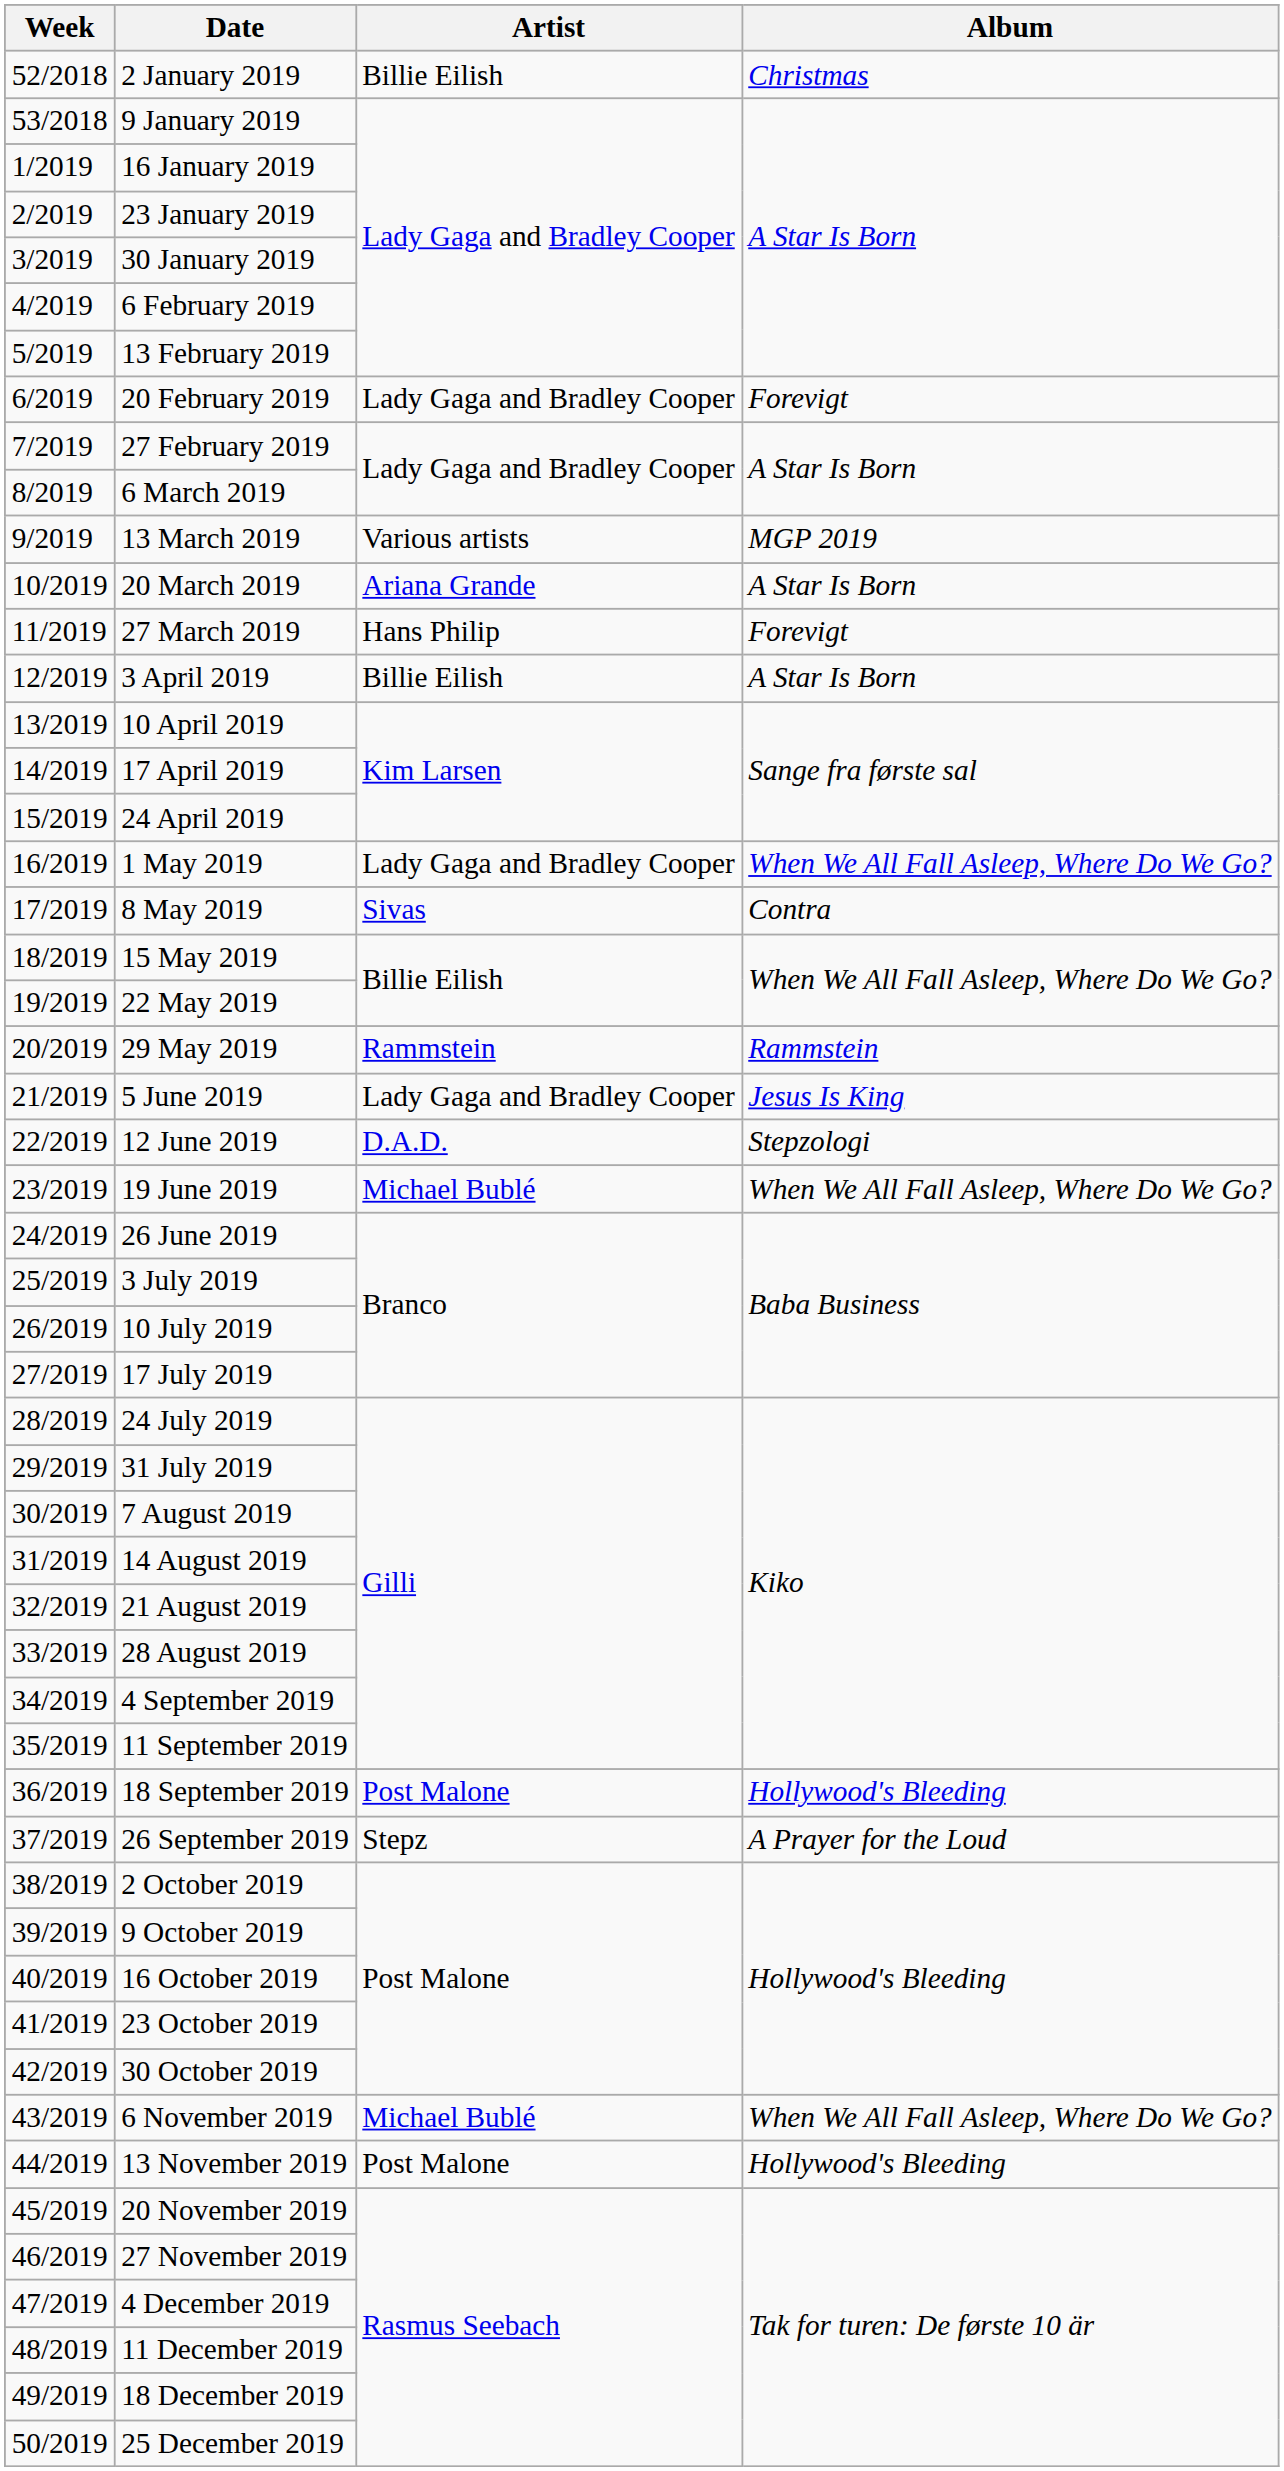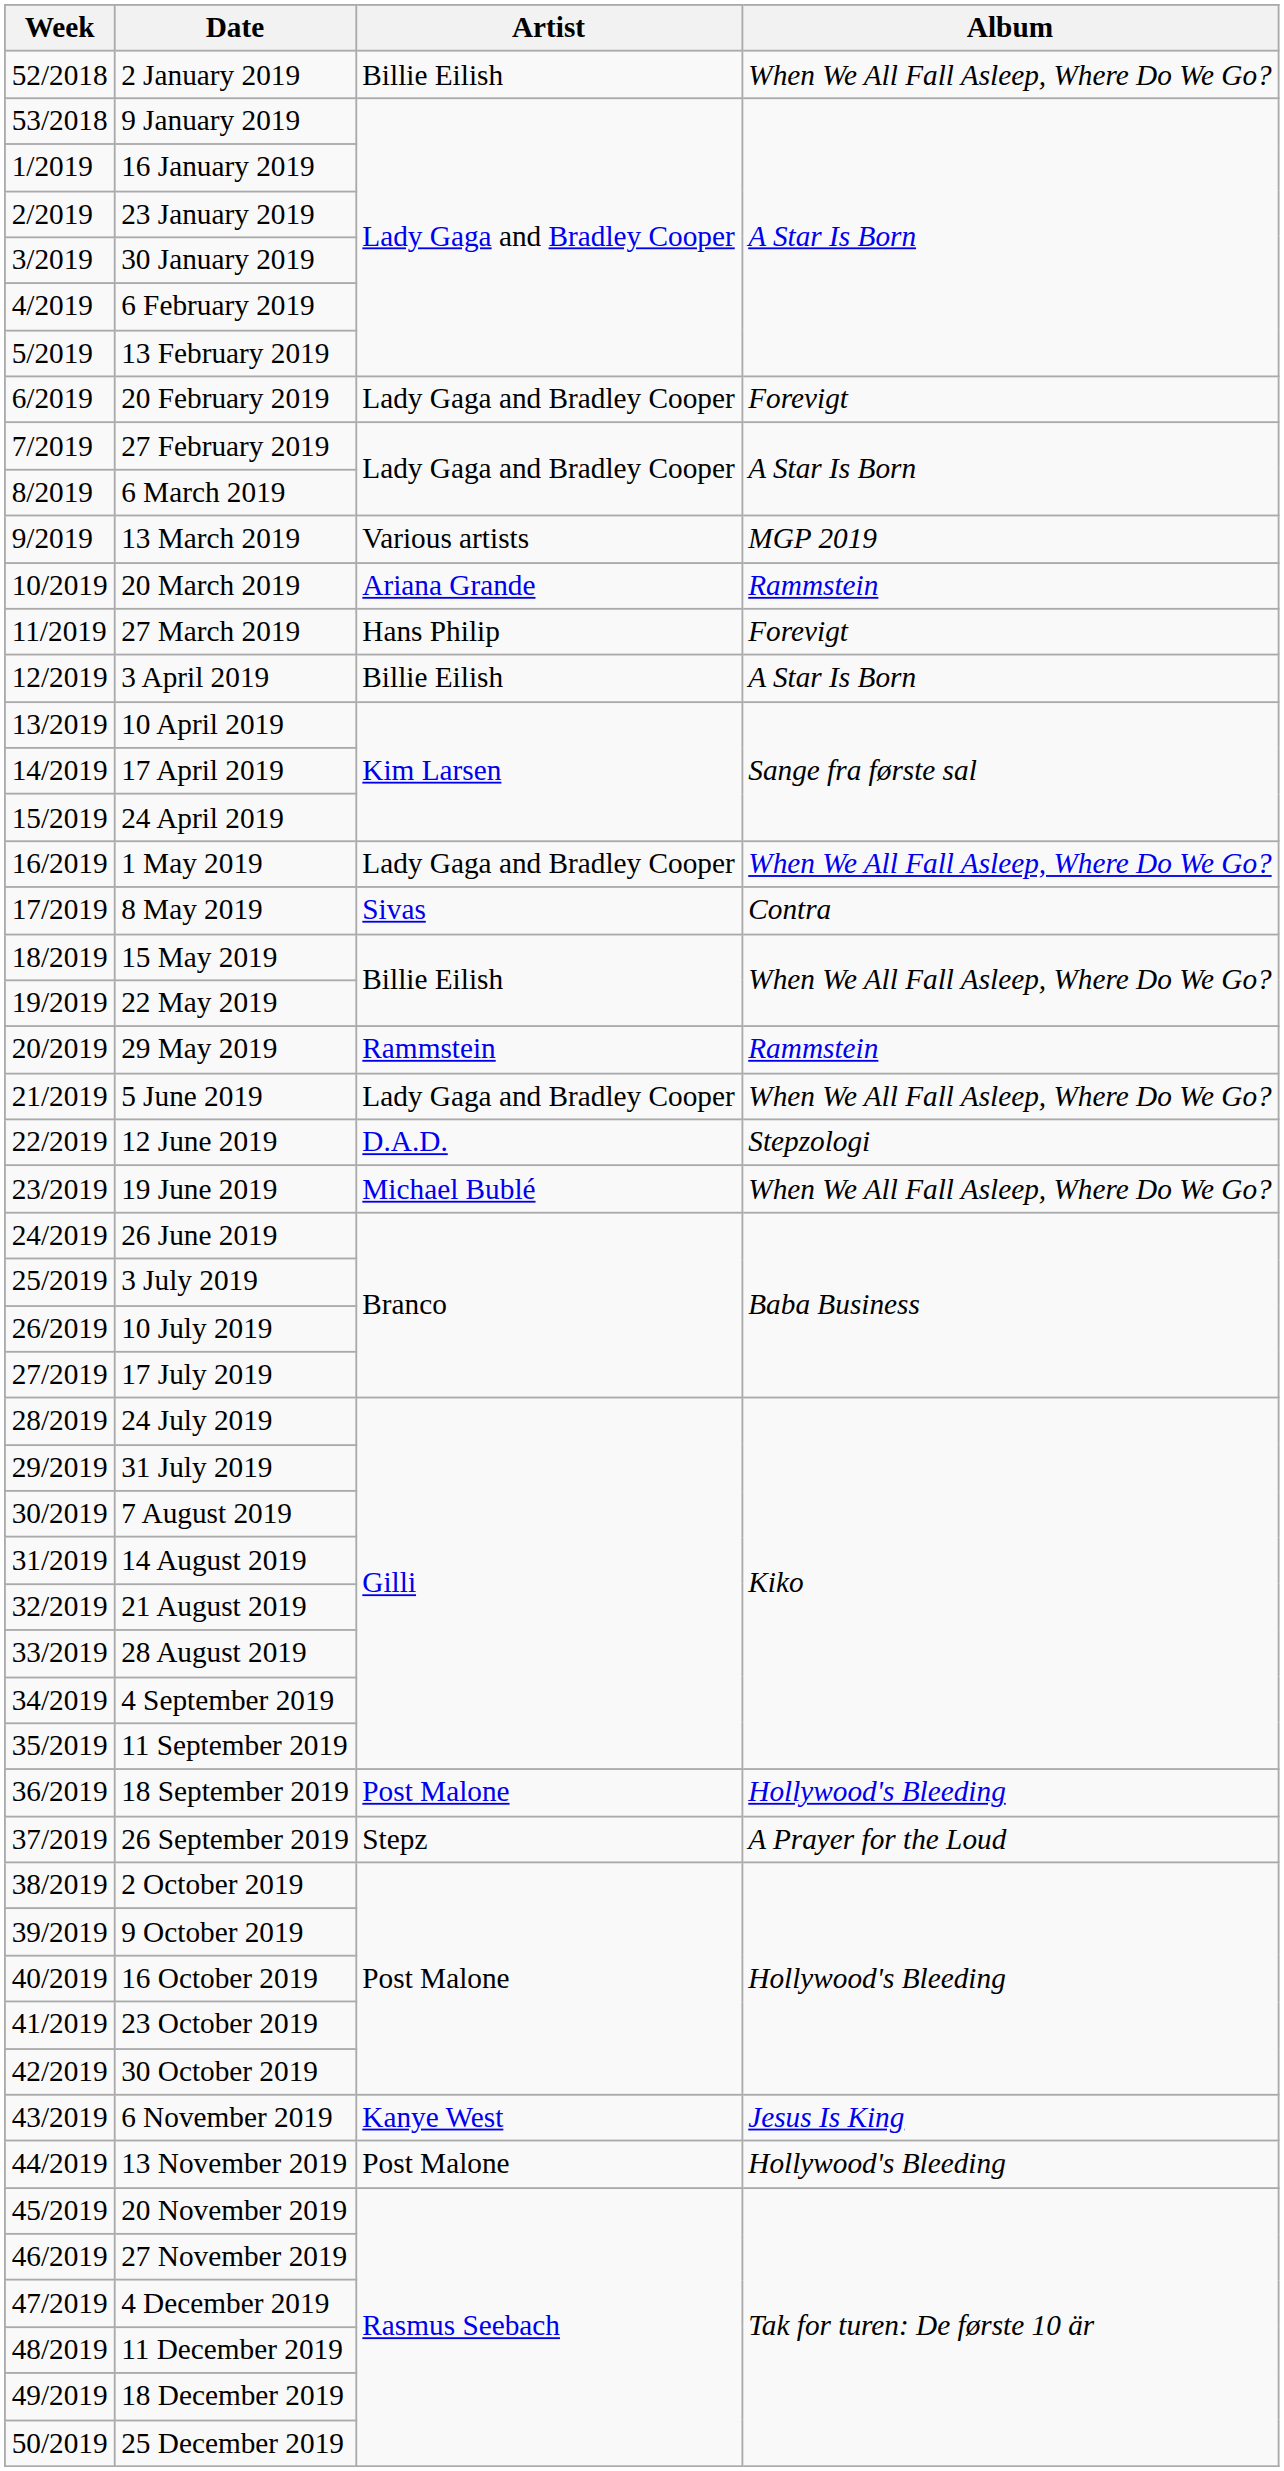(808, 74) Christmas -> (1010, 74) When We All Fall Asleep, Where Do We Go?
(832, 584) A Star Is Born -> (813, 584) Rammstein
(826, 1095) Jesus Is King -> (1010, 1095) When We All Fall Asleep, Where Do We Go?
(449, 2117) Michael Bublé -> (433, 2117) Kanye West
(1010, 2117) When We All Fall Asleep, Where Do We Go? -> (826, 2117) Jesus Is King
